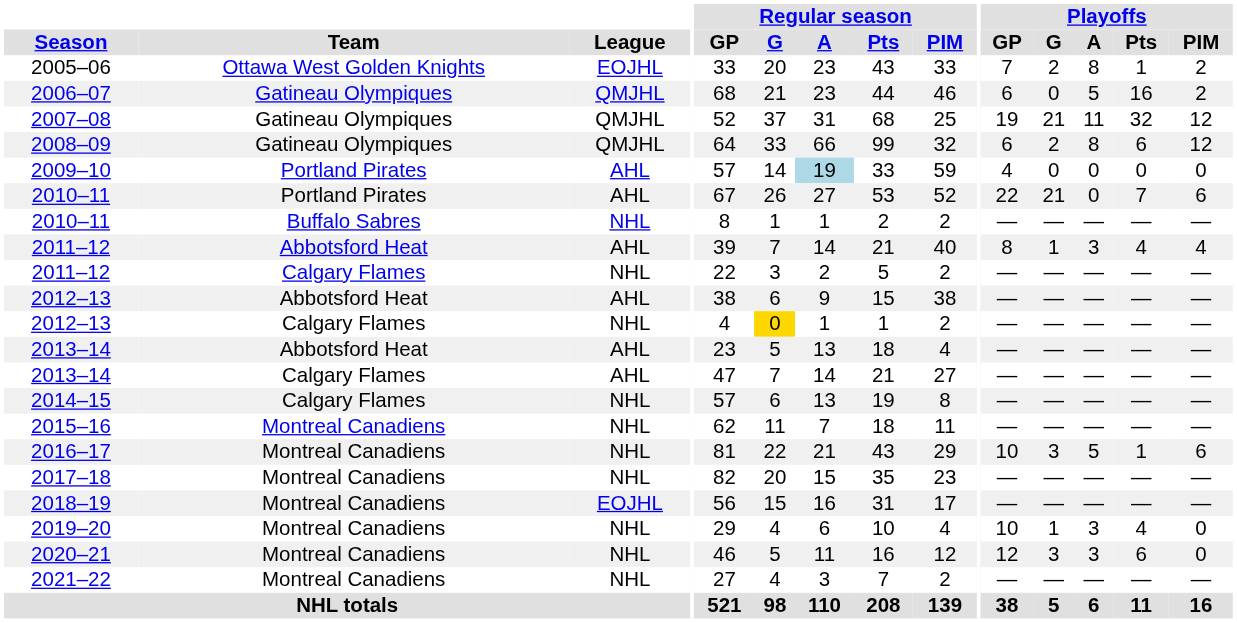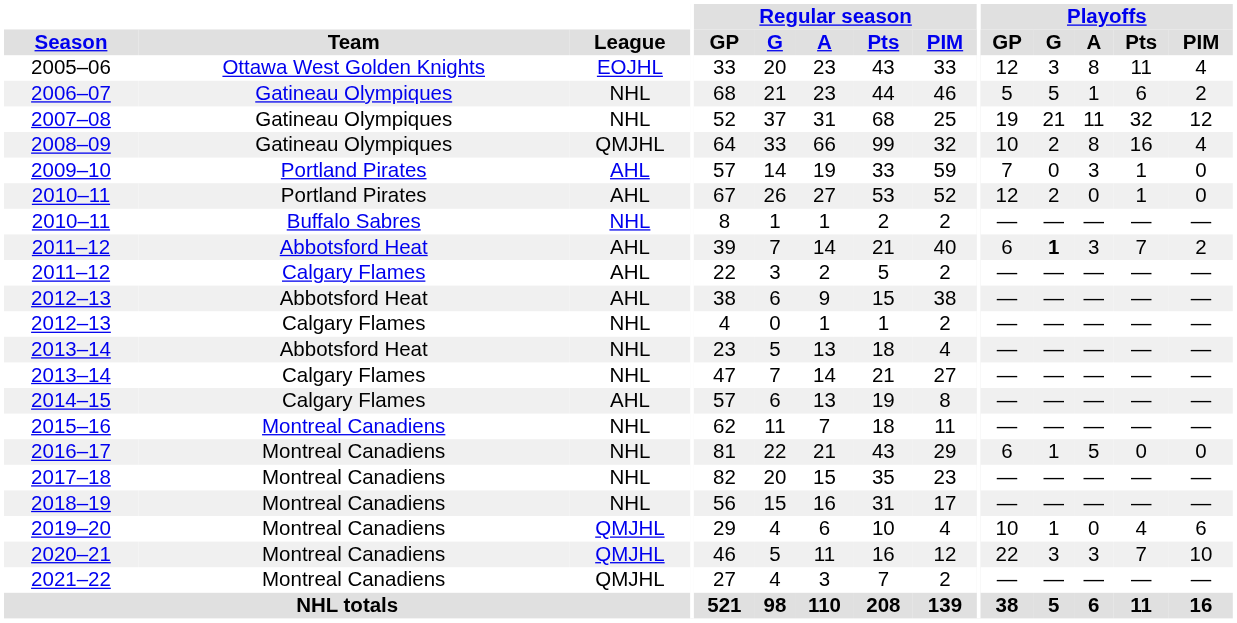(1007, 67) 7 -> (1007, 67) 12
(1054, 67) 2 -> (1054, 67) 3
(1141, 67) 1 -> (1141, 67) 11
(1201, 67) 2 -> (1201, 67) 4
(630, 93) QMJHL -> (630, 93) NHL
(1007, 93) 6 -> (1007, 93) 5
(1054, 93) 0 -> (1054, 93) 5
(1094, 93) 5 -> (1094, 93) 1
(1141, 93) 16 -> (1141, 93) 6
(630, 119) QMJHL -> (630, 119) NHL
(1007, 144) 6 -> (1007, 144) 10
(1141, 144) 6 -> (1141, 144) 16
(1201, 144) 12 -> (1201, 144) 4
(824, 170) lightblue background -> (824, 170) no background
(1007, 170) 4 -> (1007, 170) 7
(1094, 170) 0 -> (1094, 170) 3
(1141, 170) 0 -> (1141, 170) 1
(1007, 195) 22 -> (1007, 195) 12
(1054, 195) 21 -> (1054, 195) 2
(1141, 195) 7 -> (1141, 195) 1
(1201, 195) 6 -> (1201, 195) 0
(1007, 247) 8 -> (1007, 247) 6
(1054, 247) normal -> (1054, 247) bold
(1141, 247) 4 -> (1141, 247) 7
(1201, 247) 4 -> (1201, 247) 2
(630, 272) NHL -> (630, 272) AHL
(775, 323) gold background -> (775, 323) no background
(630, 349) AHL -> (630, 349) NHL
(630, 375) AHL -> (630, 375) NHL
(630, 400) NHL -> (630, 400) AHL
(1007, 451) 10 -> (1007, 451) 6
(1054, 451) 3 -> (1054, 451) 1
(1141, 451) 1 -> (1141, 451) 0
(1201, 451) 6 -> (1201, 451) 0
(630, 503) EOJHL -> (630, 503) NHL
(630, 528) NHL -> (630, 528) QMJHL
(1094, 528) 3 -> (1094, 528) 0
(1201, 528) 0 -> (1201, 528) 6
(630, 554) NHL -> (630, 554) QMJHL
(1007, 554) 12 -> (1007, 554) 22
(1141, 554) 6 -> (1141, 554) 7
(1201, 554) 0 -> (1201, 554) 10
(630, 579) NHL -> (630, 579) QMJHL
